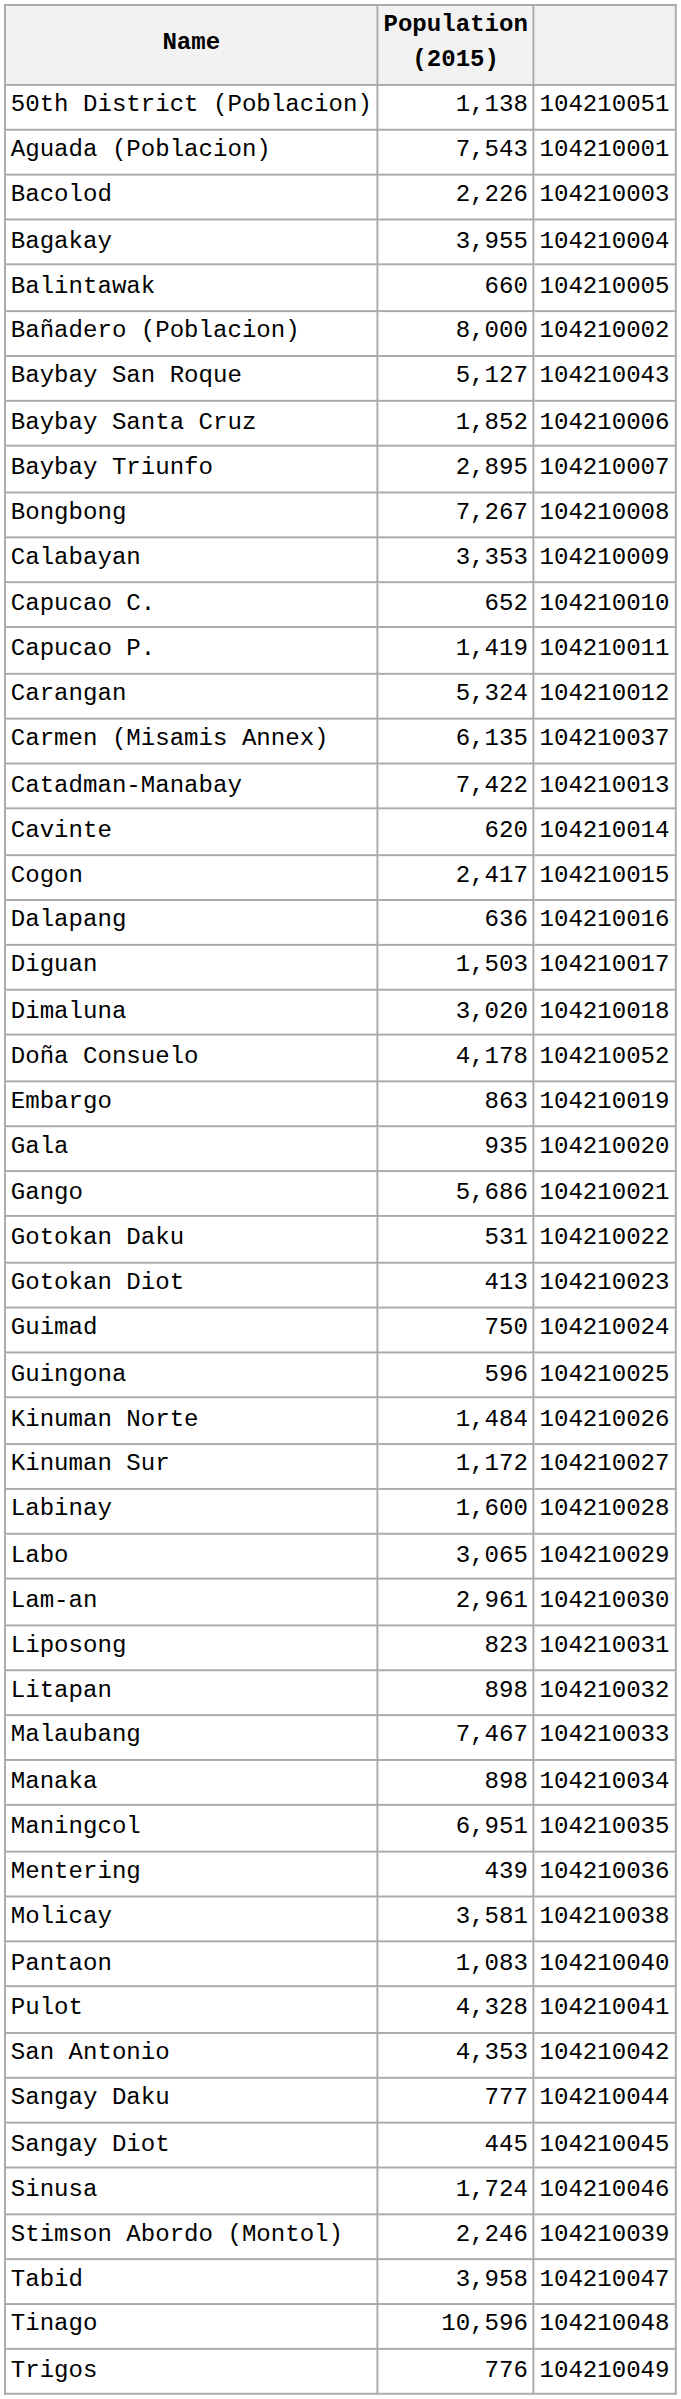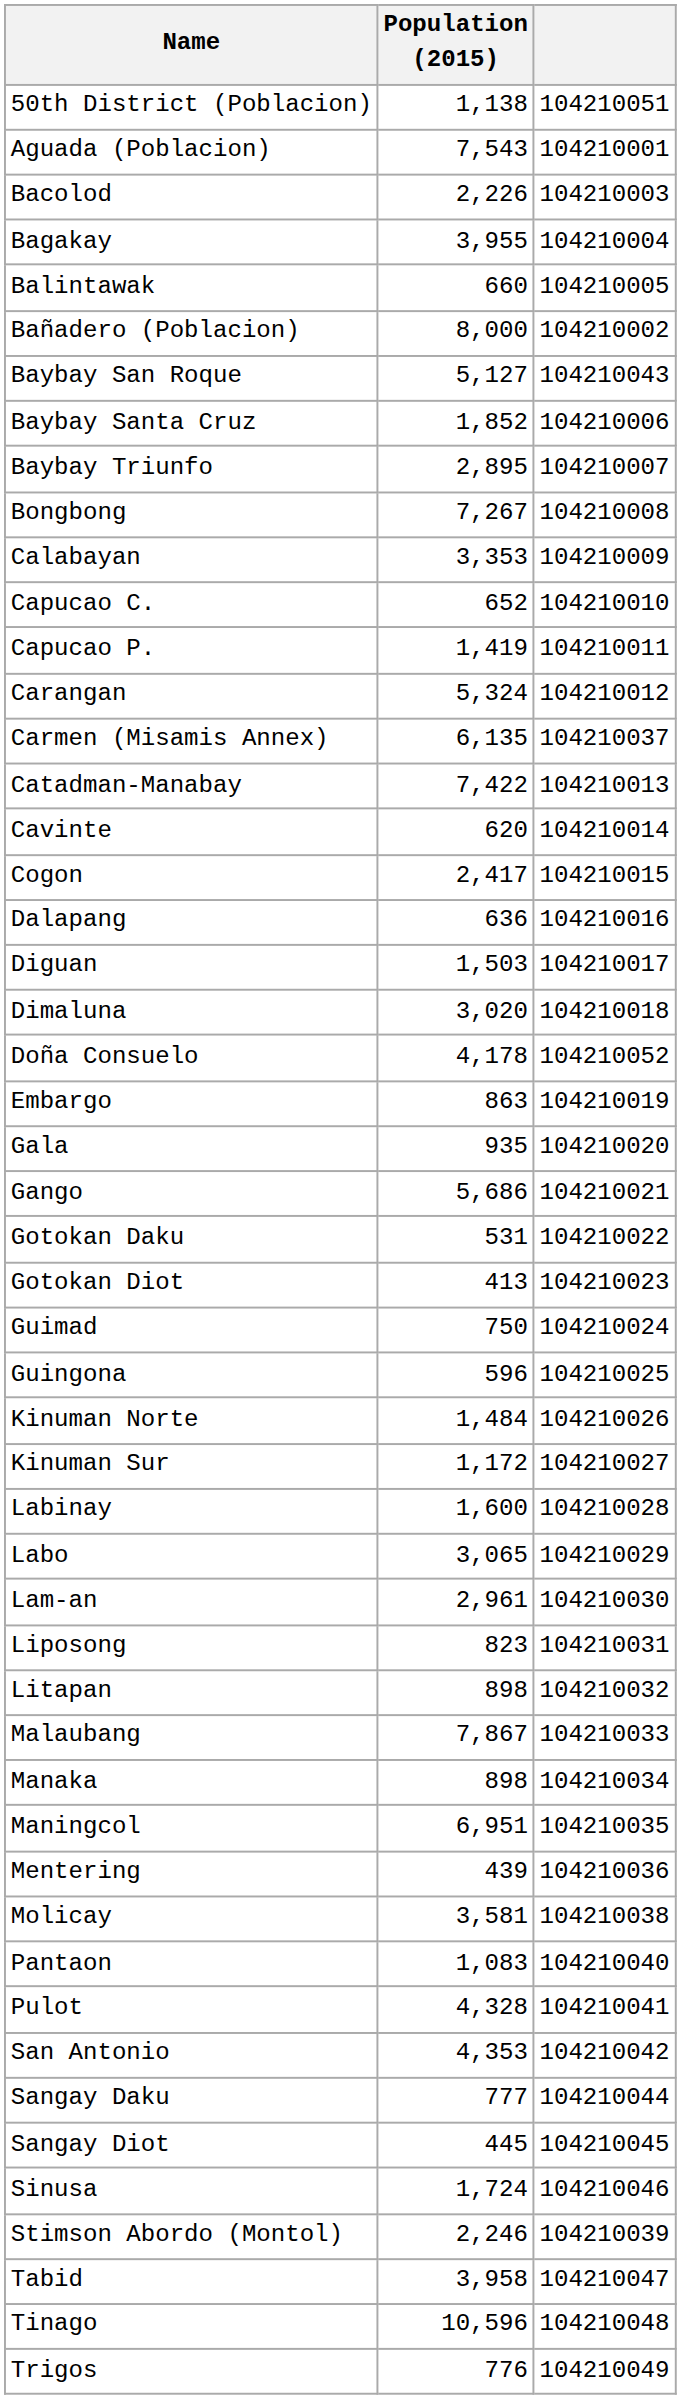(492, 1737) 7,467 -> (492, 1737) 7,867
